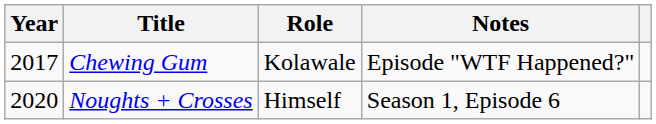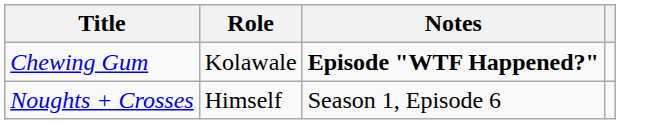- column: (34, 23)
(501, 61) normal -> (453, 61) bold
